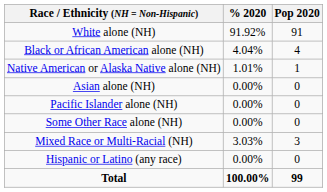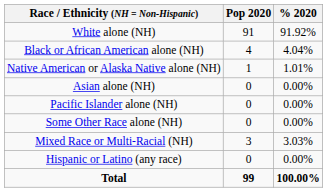columns swapped: (297, 13) <-> (248, 13)
